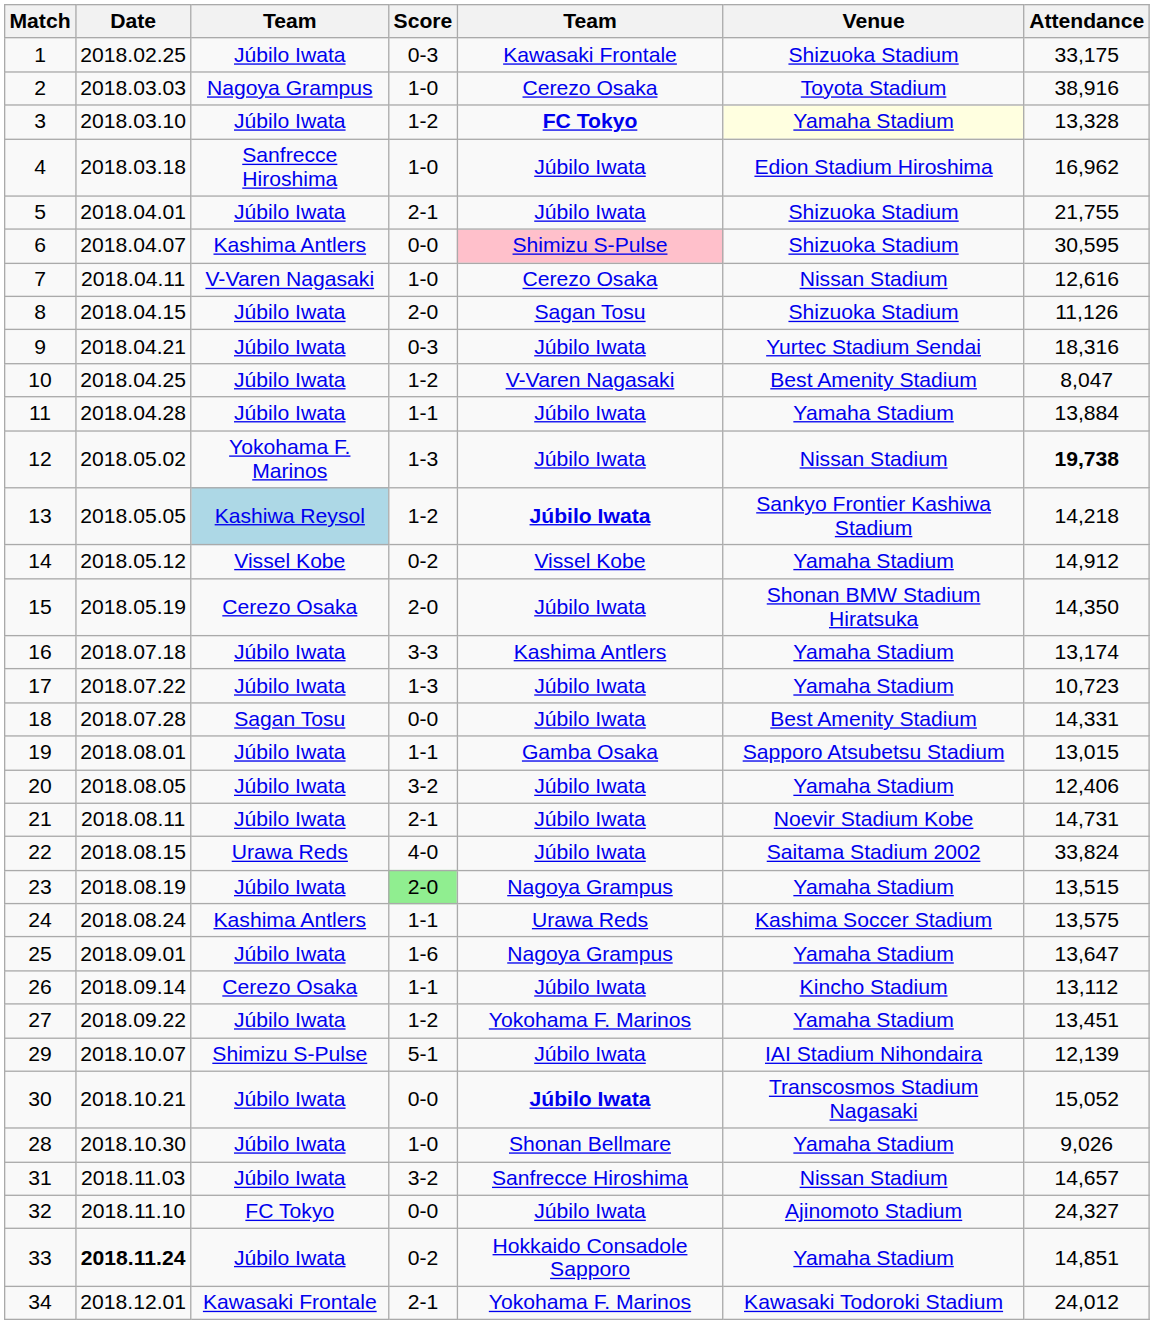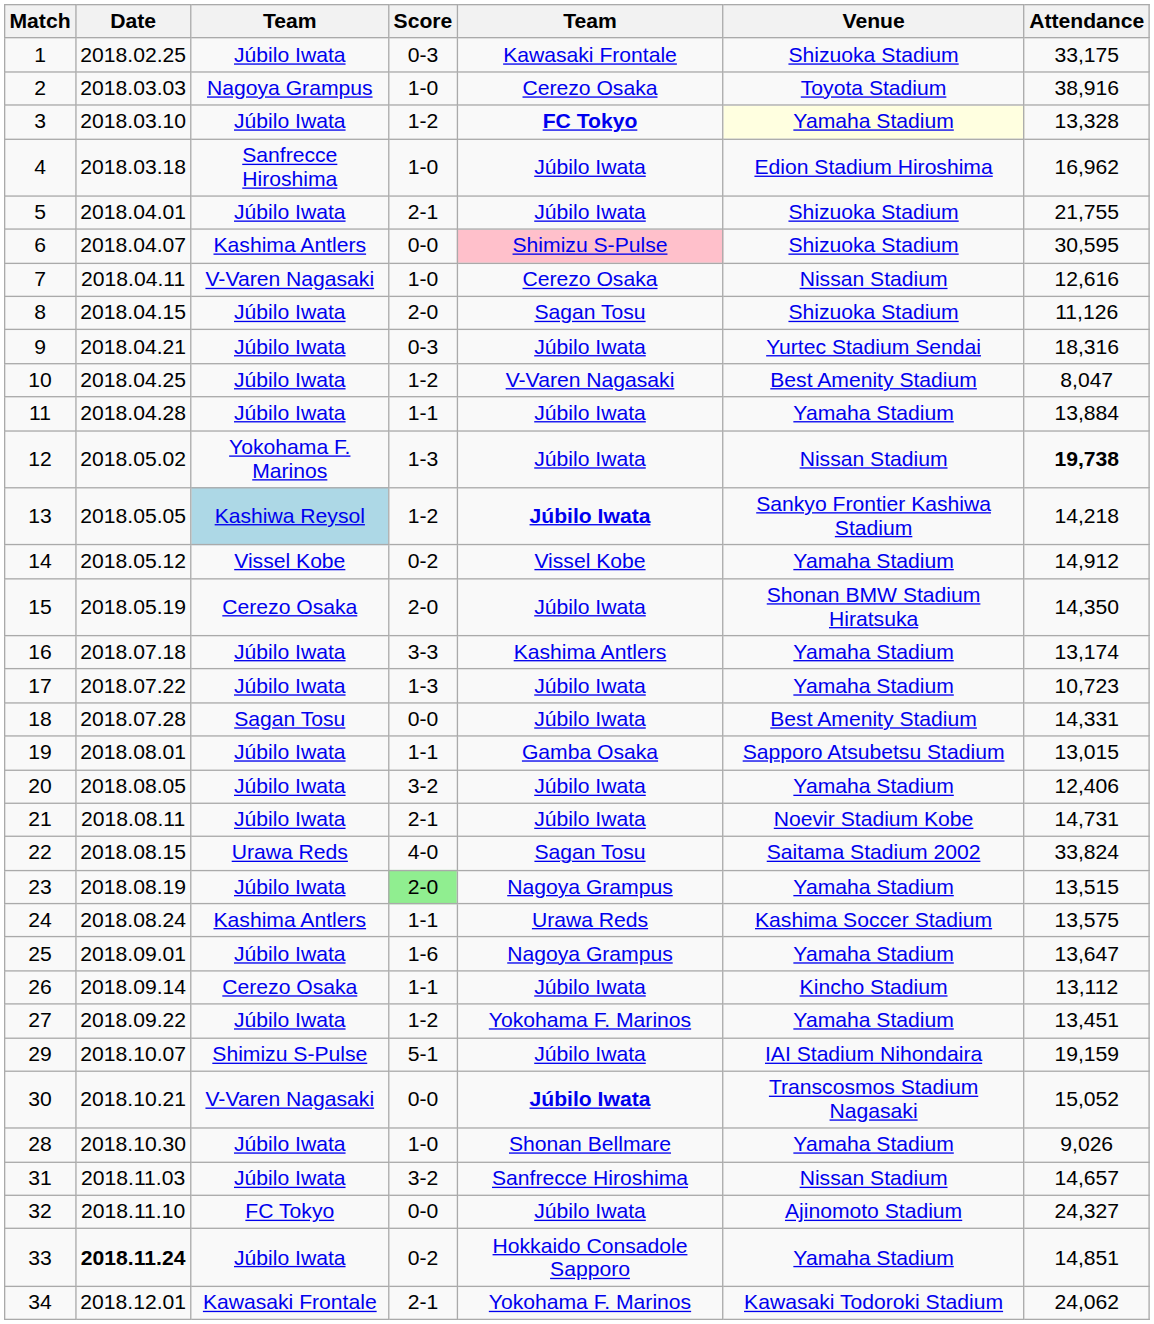(590, 853) Júbilo Iwata -> (590, 853) Sagan Tosu
(1087, 1054) 12,139 -> (1087, 1054) 19,159
(290, 1099) Júbilo Iwata -> (290, 1099) V-Varen Nagasaki
(1087, 1302) 24,012 -> (1087, 1302) 24,062
